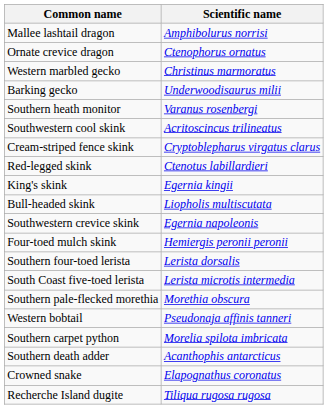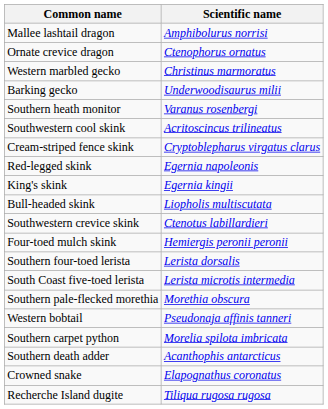(216, 166) Ctenotus labillardieri -> (211, 166) Egernia napoleonis
(211, 223) Egernia napoleonis -> (216, 223) Ctenotus labillardieri
